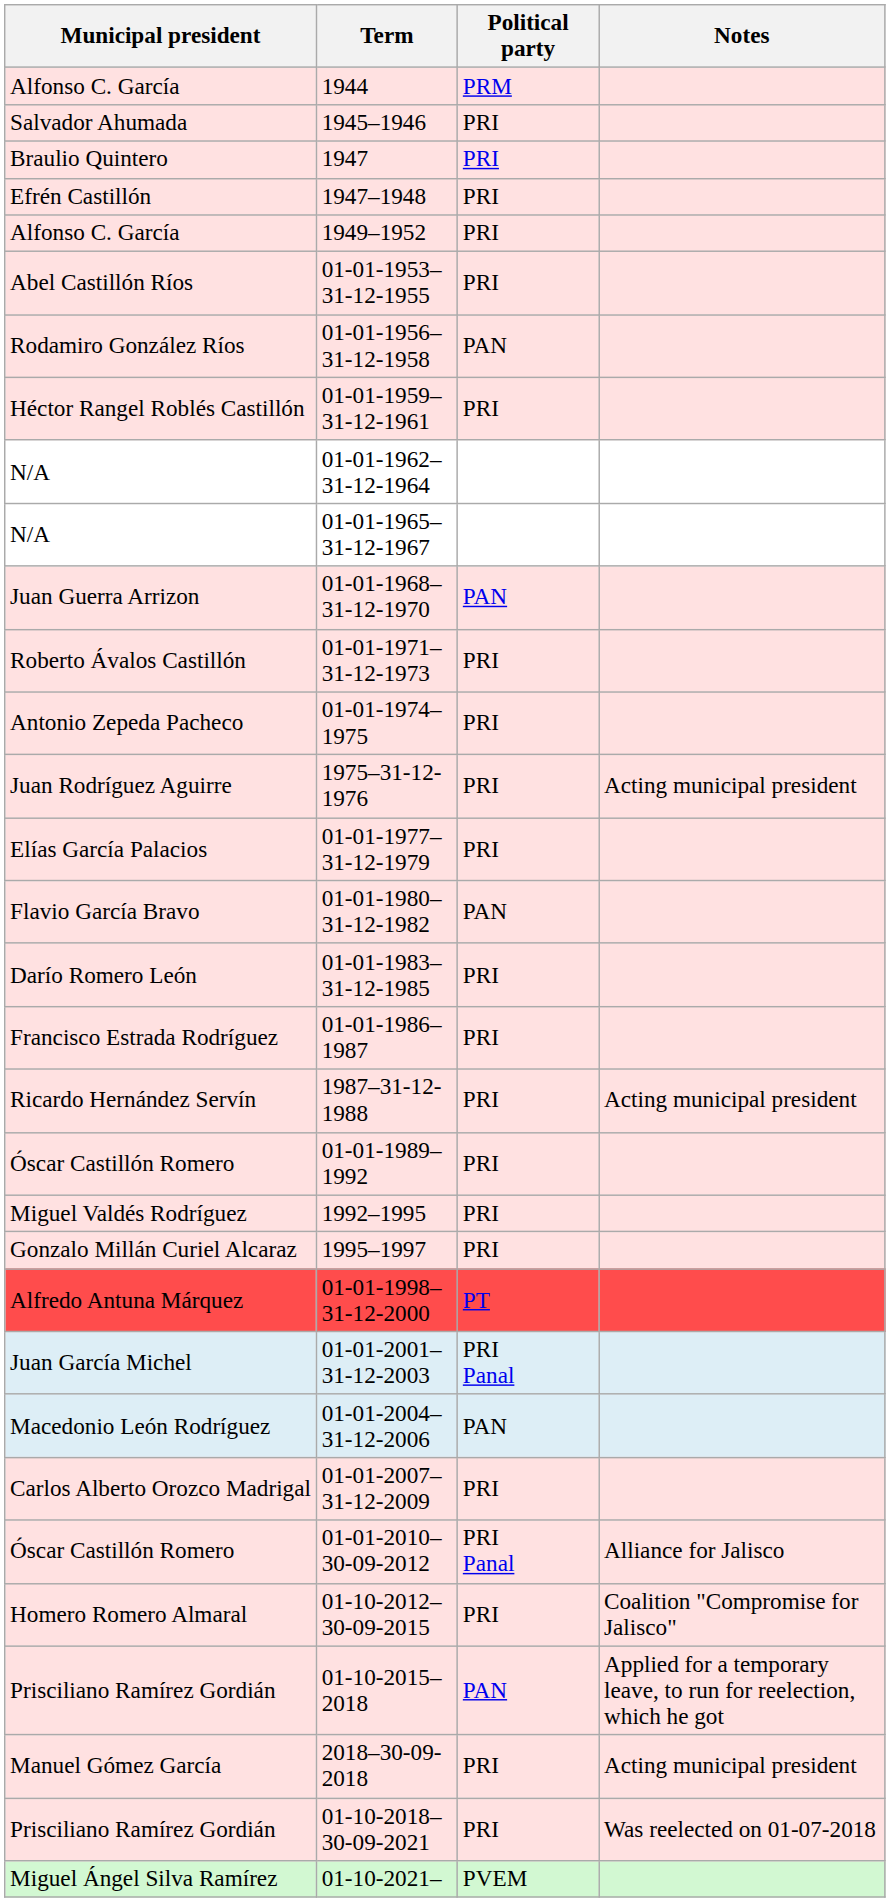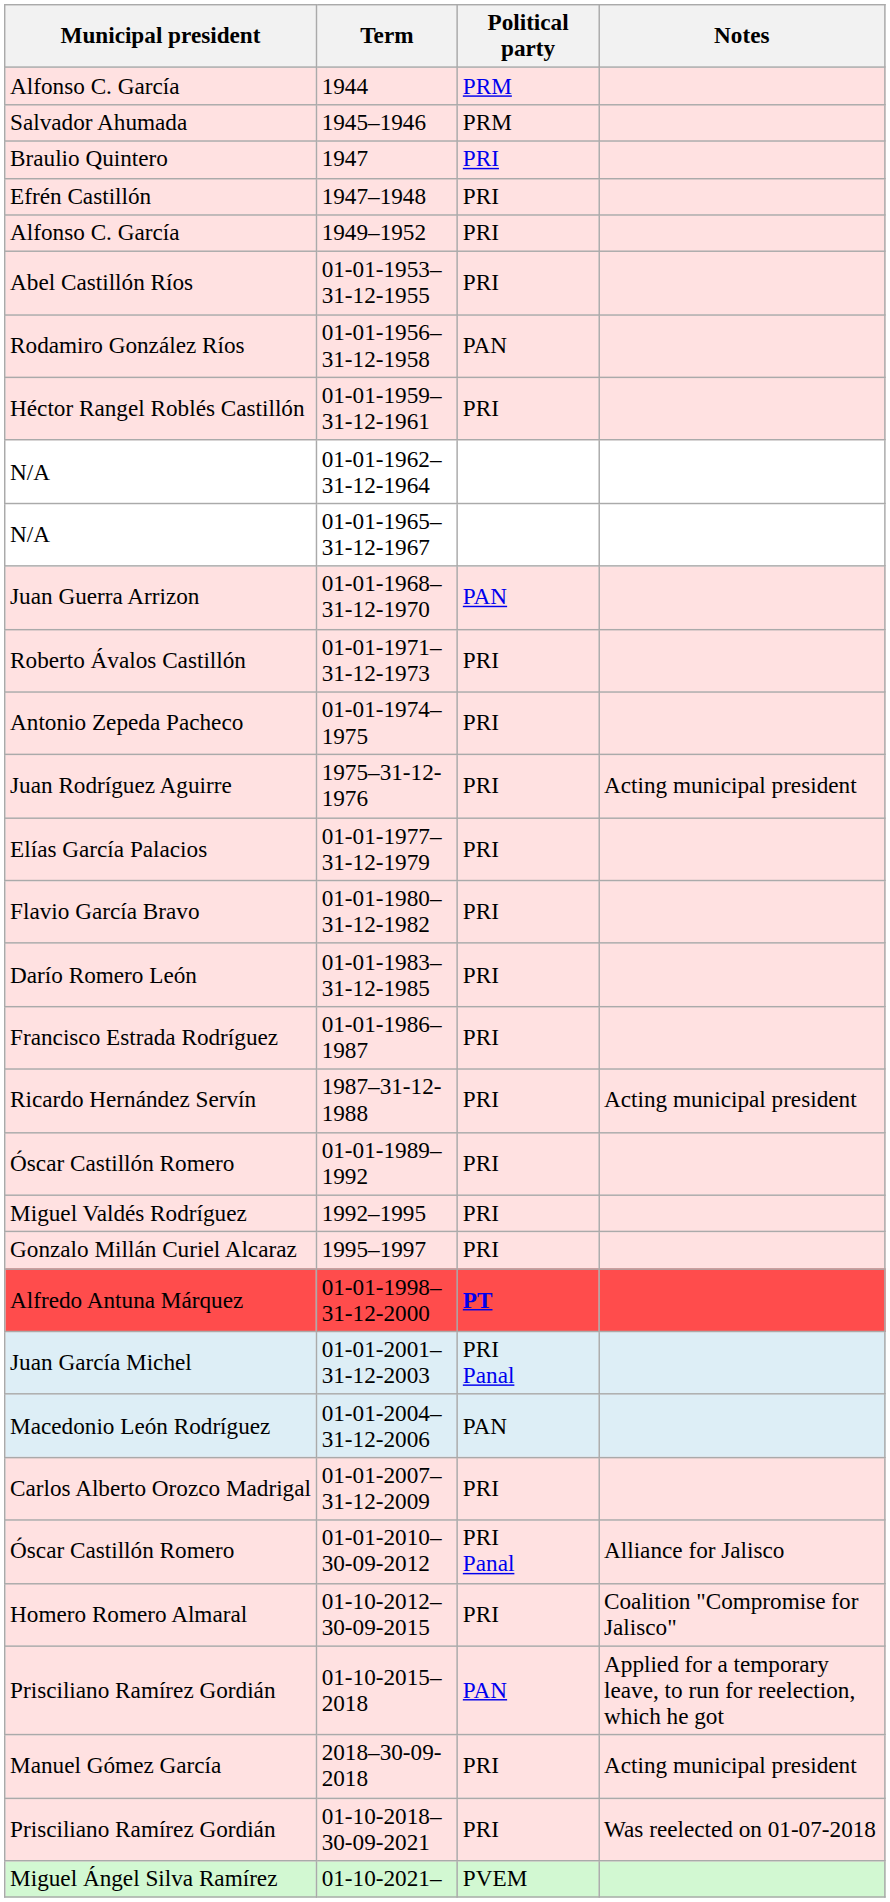(481, 122) PRI -> (487, 122) PRM
(485, 911) PAN -> (481, 911) PRI
(476, 1299) normal -> (478, 1299) bold
